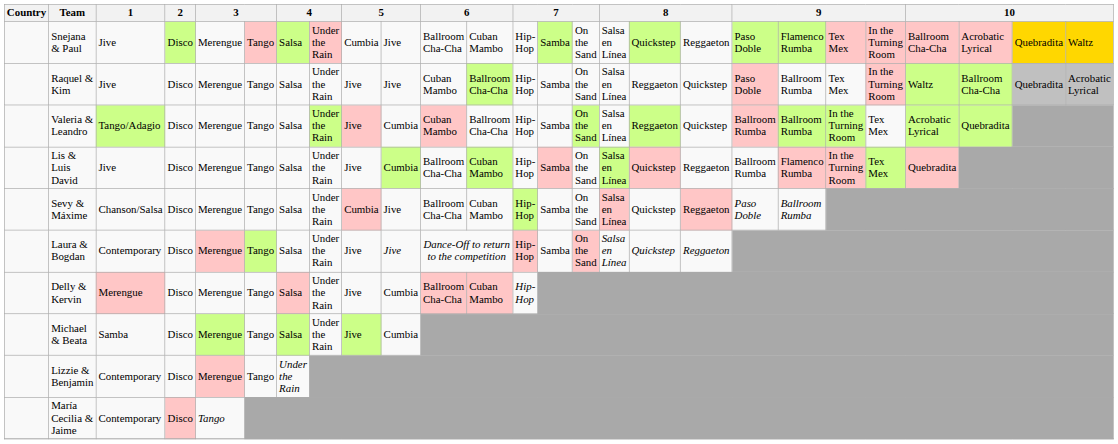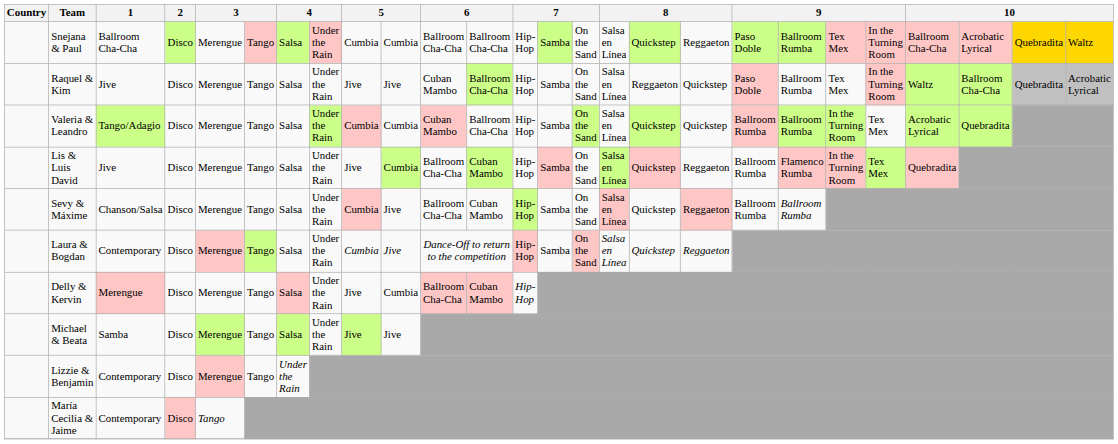(107, 42) Jive -> (119, 42) Ballroom Cha-Cha
(392, 42) Jive -> (401, 42) Cumbia
(486, 42) Cuban Mambo -> (490, 42) Ballroom Cha-Cha
(802, 42) Flamenco Rumba -> (801, 42) Ballroom Rumba
(353, 126) Jive -> (361, 126) Cumbia
(655, 126) Reggaeton -> (654, 126) Quickstep
(748, 209) Paso Doble -> (755, 209) Ballroom Rumba
(353, 251) Jive -> (361, 251) Cumbia
(401, 334) Cumbia -> (392, 334) Jive
